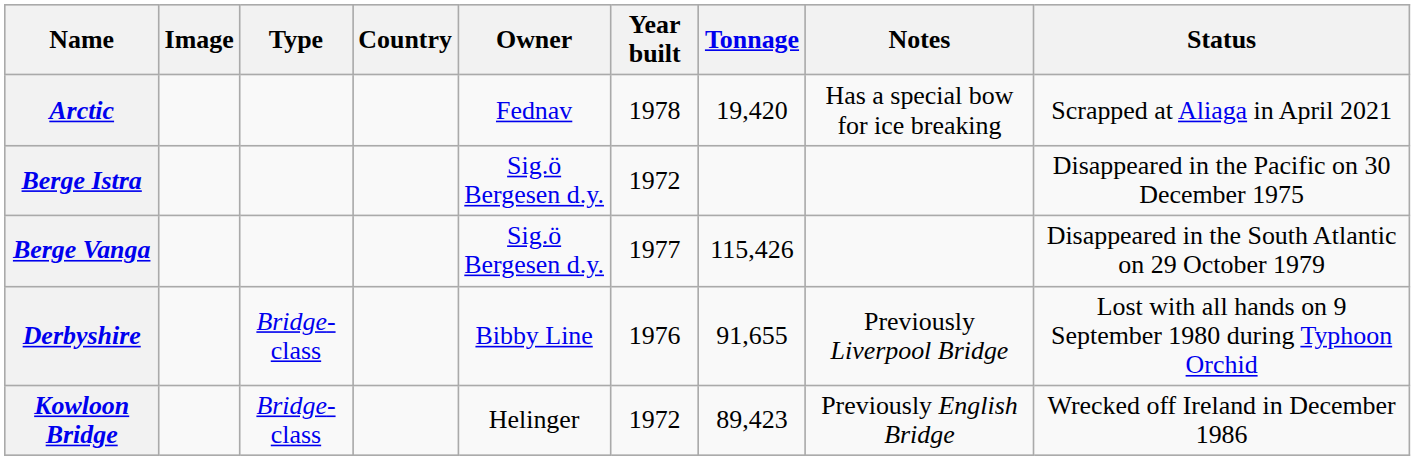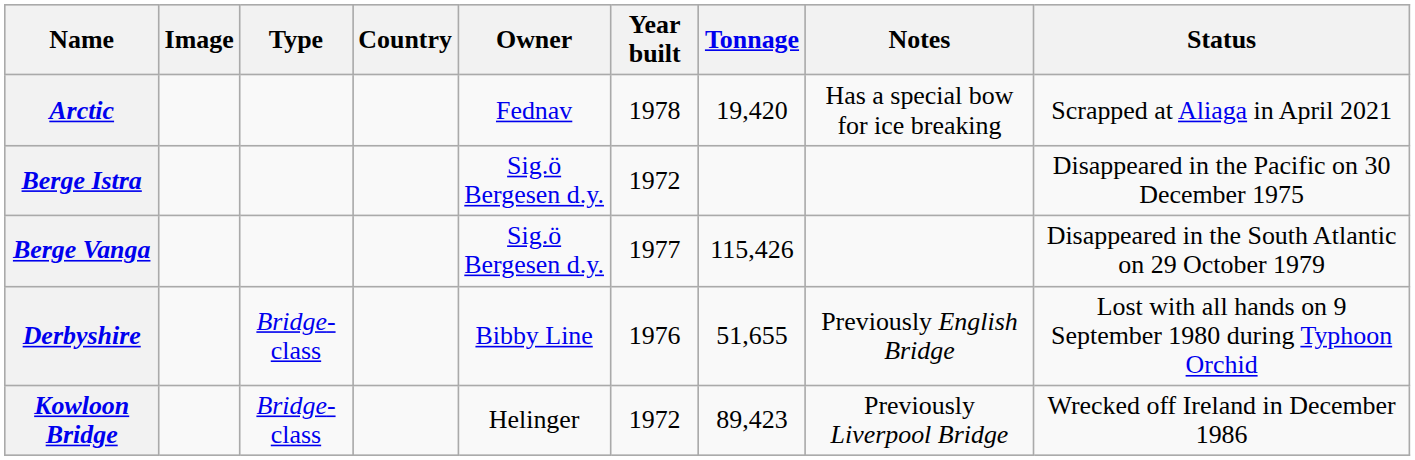(752, 335) 91,655 -> (752, 335) 51,655
(919, 335) Previously Liverpool Bridge -> (919, 335) Previously English Bridge
(919, 420) Previously English Bridge -> (919, 420) Previously Liverpool Bridge
